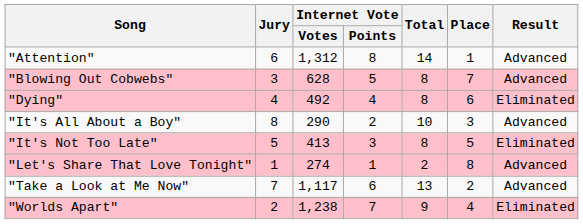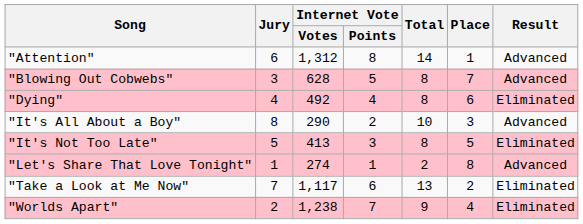(536, 186) Advanced -> (536, 186) Eliminated
